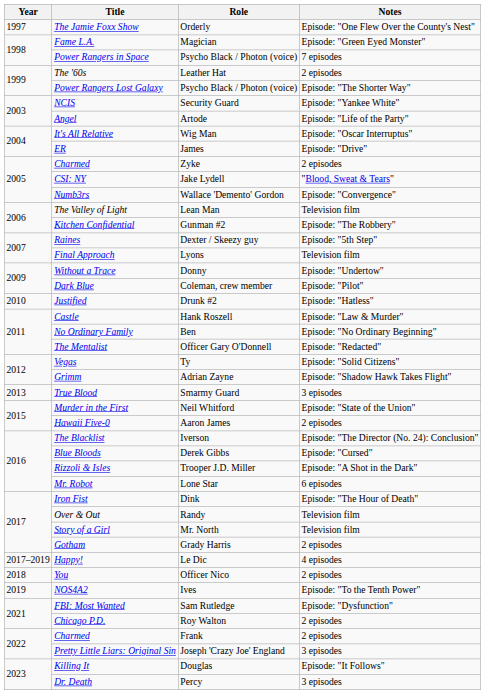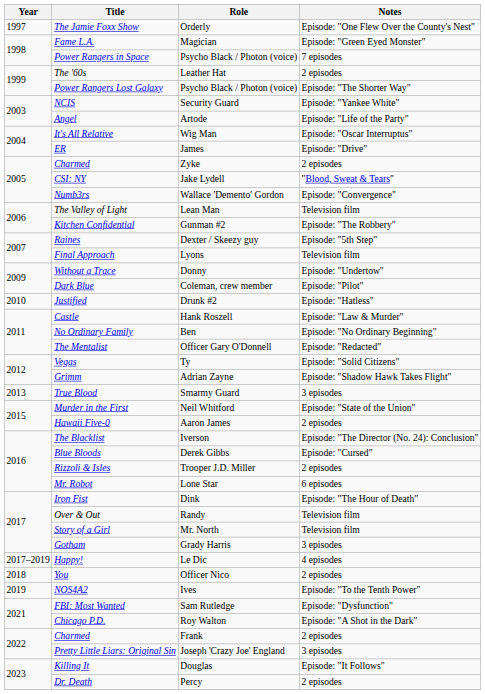(359, 468) Episode: "A Shot in the Dark" -> (322, 468) 2 episodes
(322, 544) 2 episodes -> (322, 544) 3 episodes
(322, 621) 2 episodes -> (359, 621) Episode: "A Shot in the Dark"
(322, 682) 3 episodes -> (322, 682) 2 episodes
